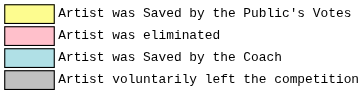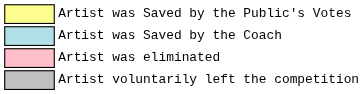rows swapped: (170, 58) <-> (139, 36)
